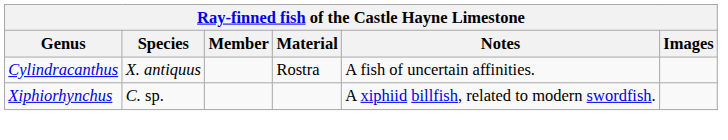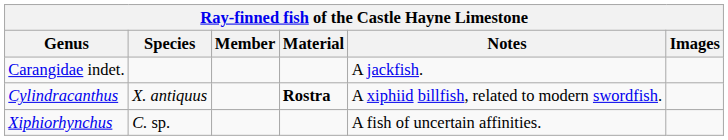+ row: (66, 69)
(298, 69) normal -> (307, 95) bold
(440, 69) A fish of uncertain affinities. -> (507, 95) A xiphiid billfish, related to modern swordfish.
(501, 95) A xiphiid billfish, related to modern swordfish. -> (447, 122) A fish of uncertain affinities.
